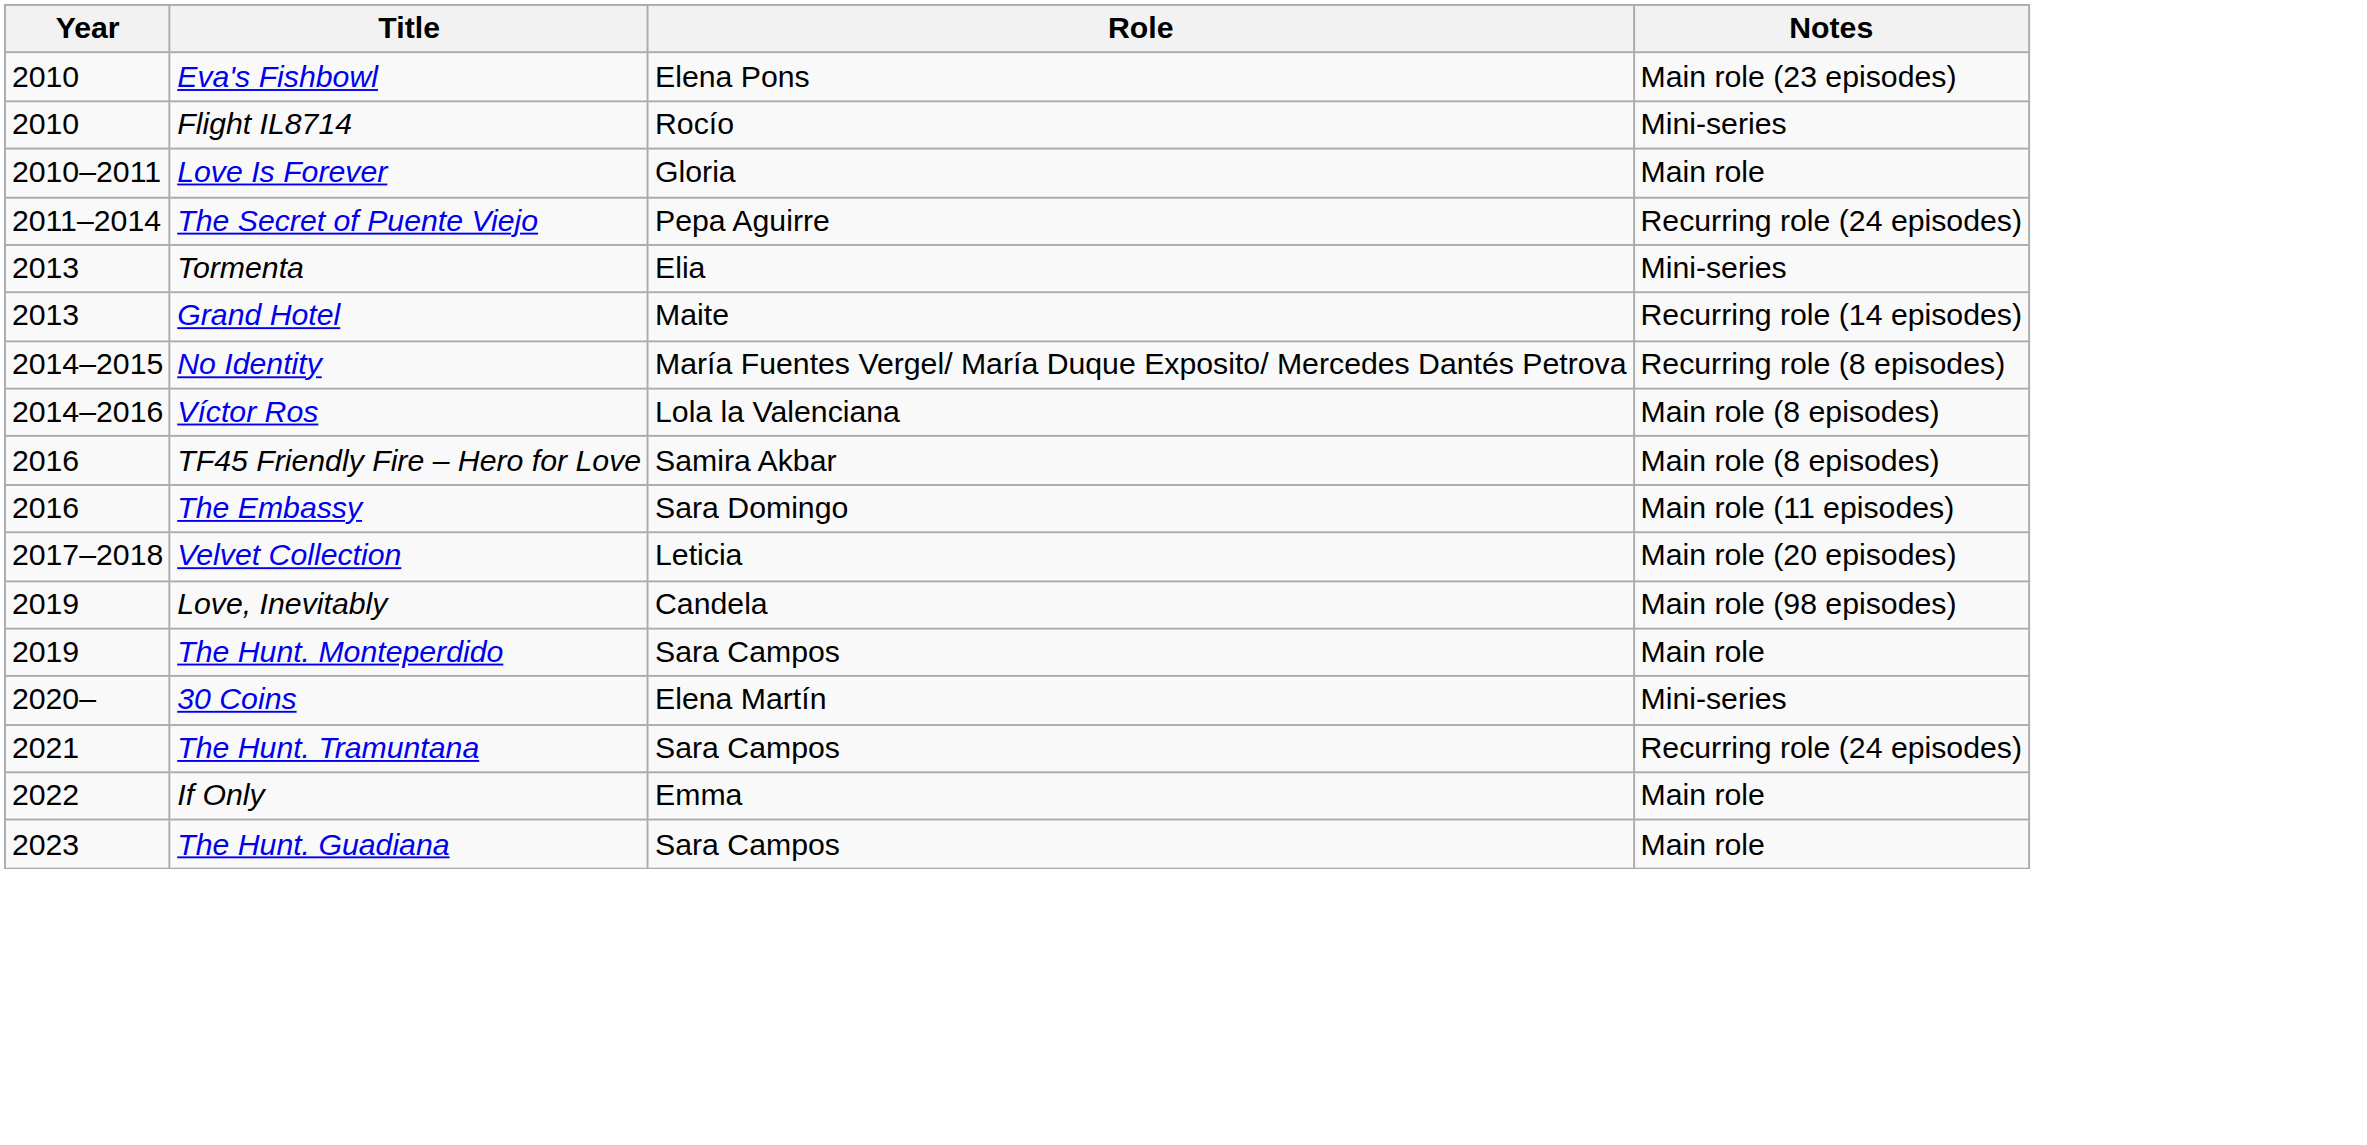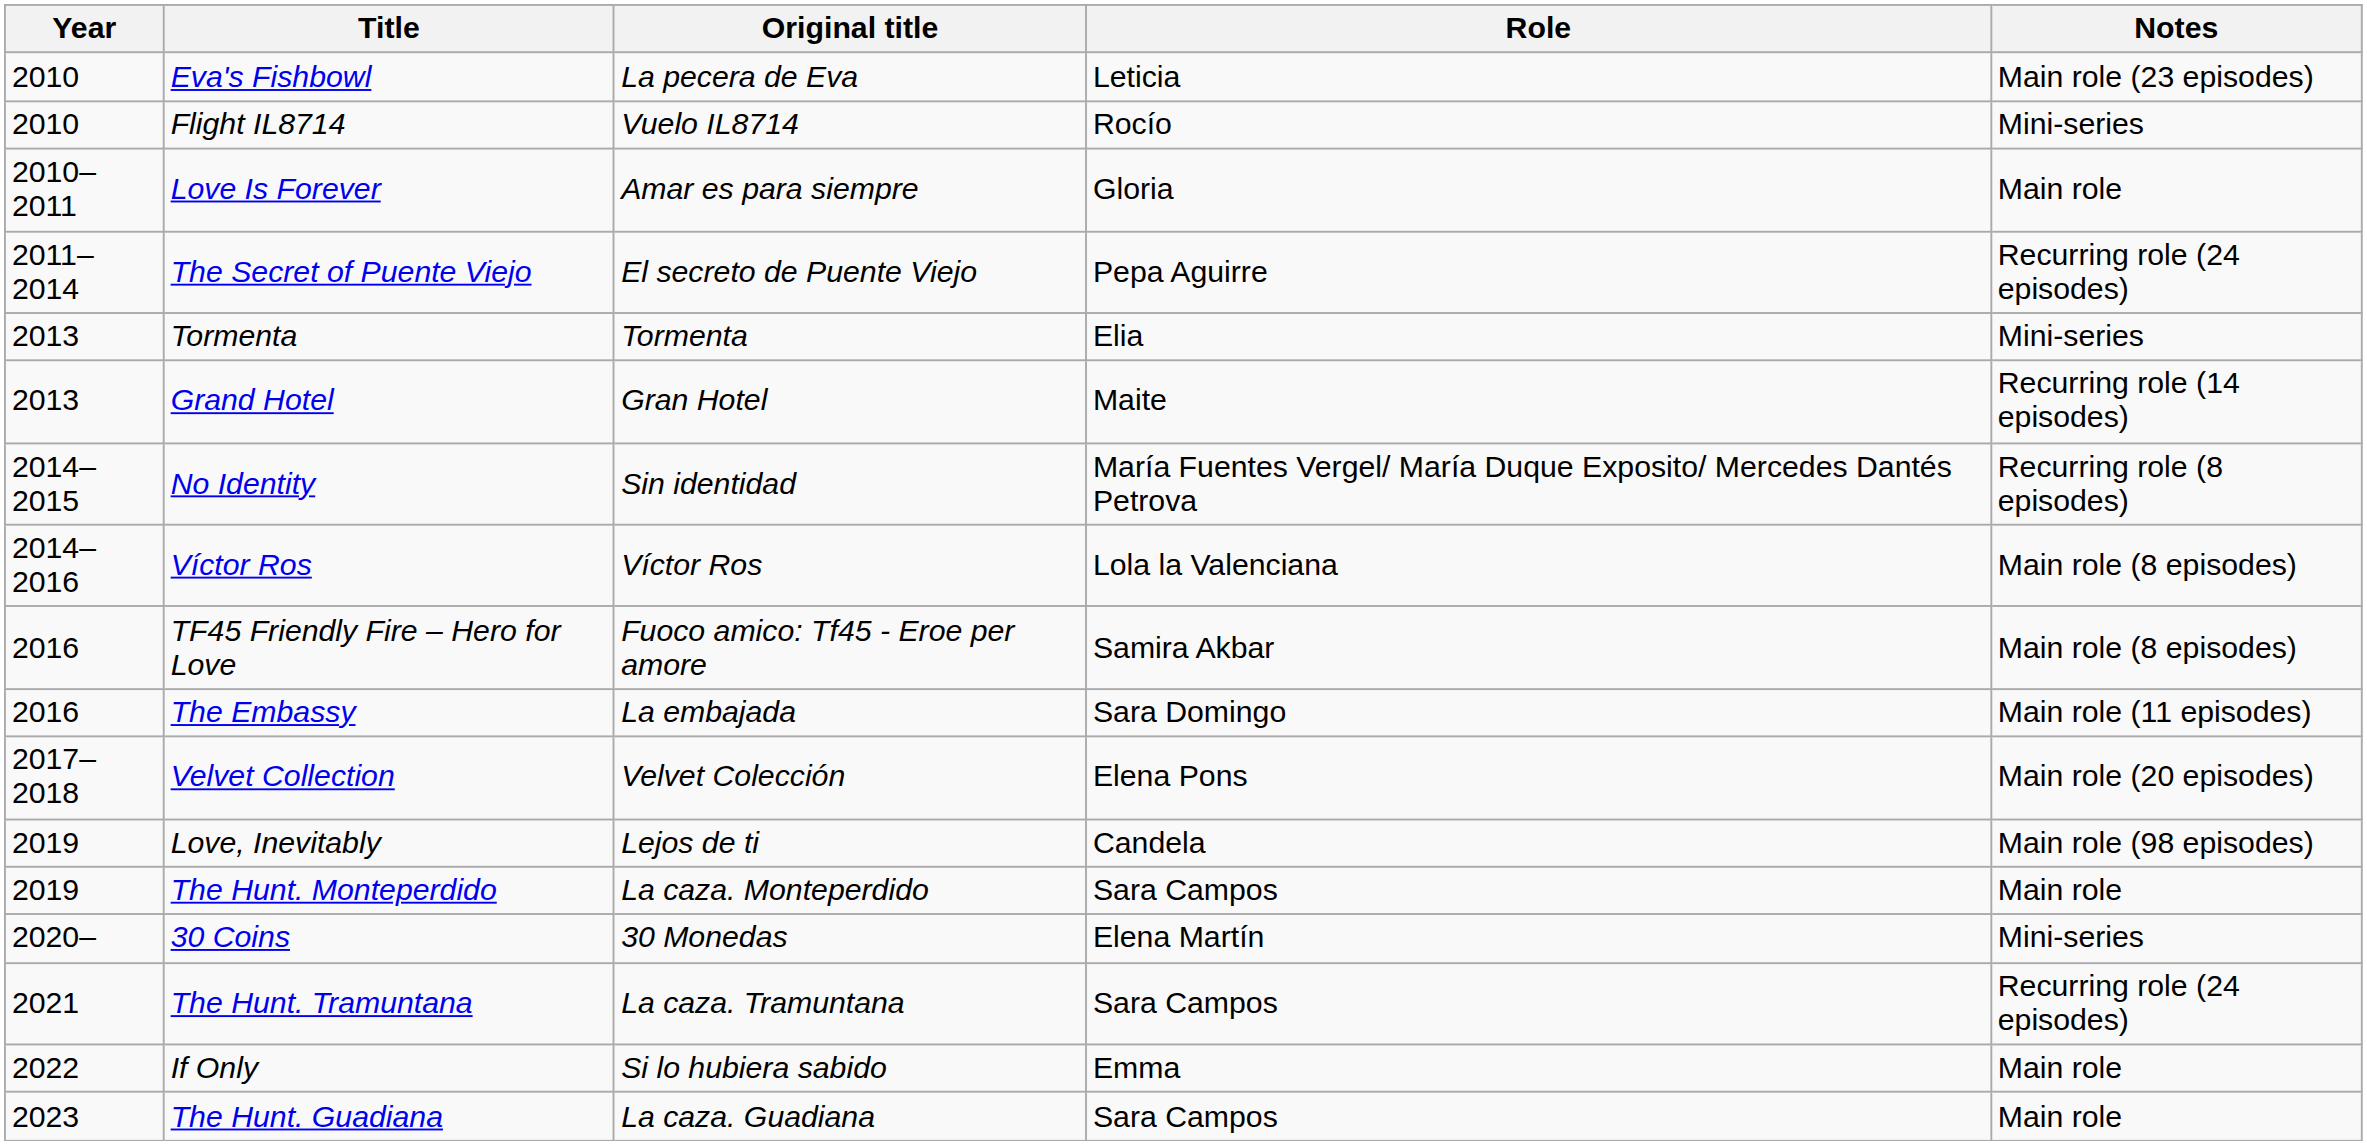+ column: (850, 28)
(732, 76) Elena Pons -> (1137, 76) Leticia
(699, 556) Leticia -> (1170, 777) Elena Pons
